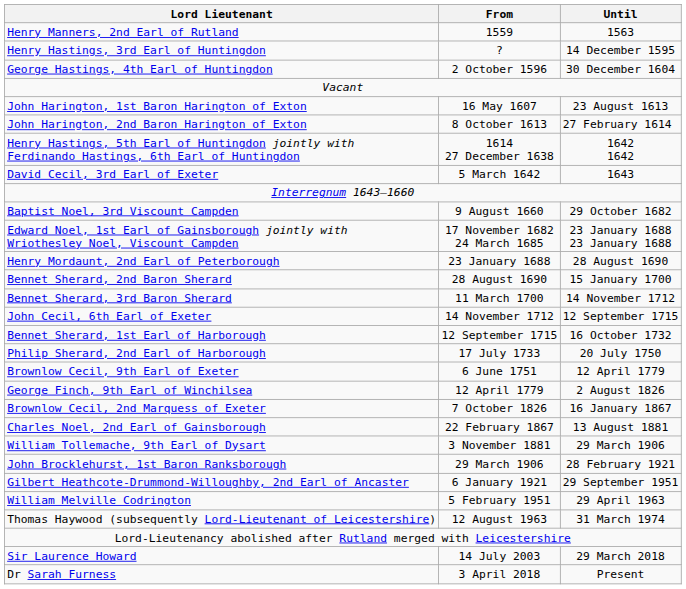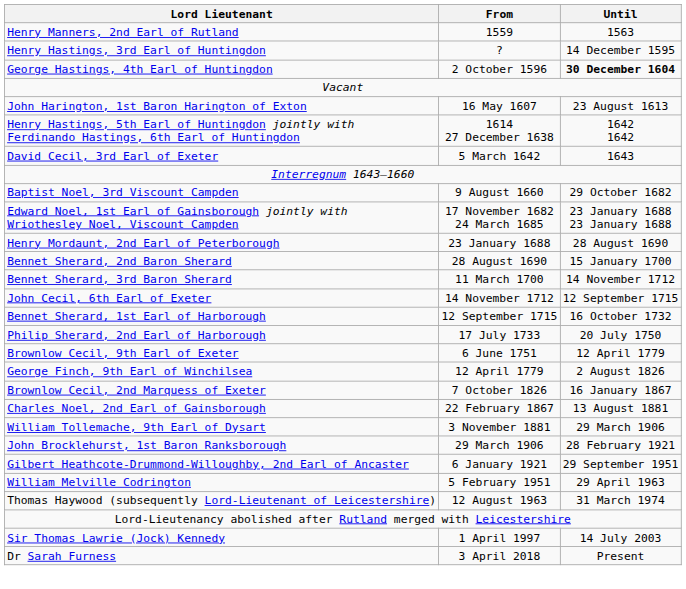(621, 69) normal -> (621, 69) bold
- row: (157, 124)
+ row: (116, 537)
- row: (72, 556)
